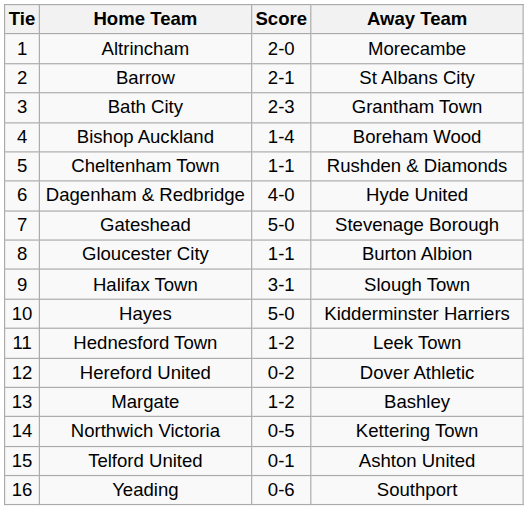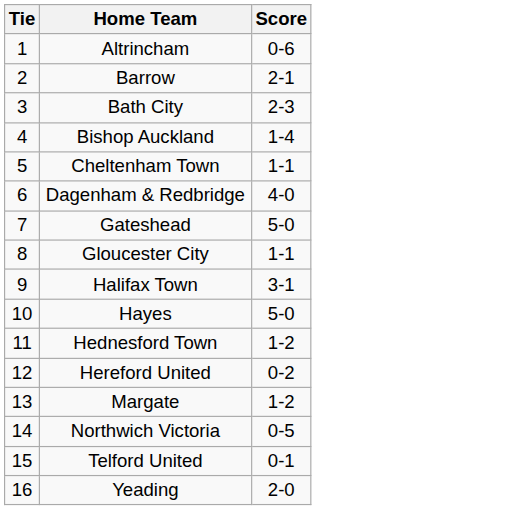- column: (417, 19)
(281, 48) 2-0 -> (281, 48) 0-6
(281, 490) 0-6 -> (281, 490) 2-0
